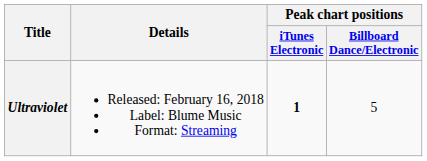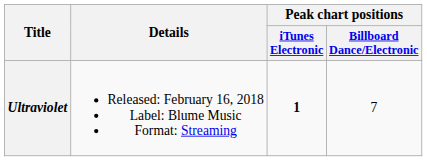(374, 108) 5 -> (374, 108) 7
